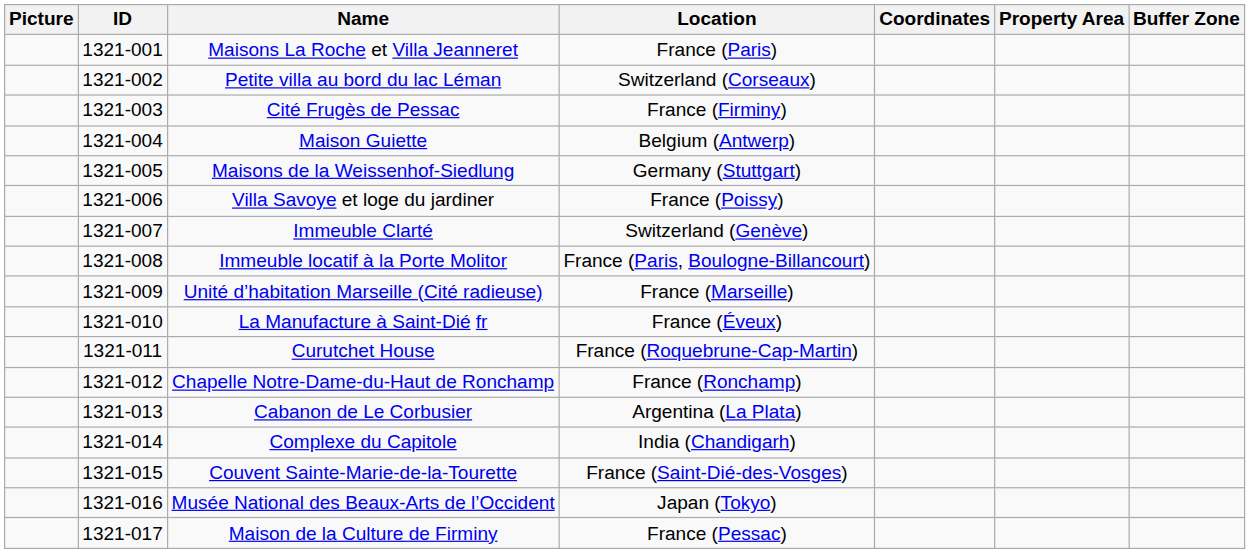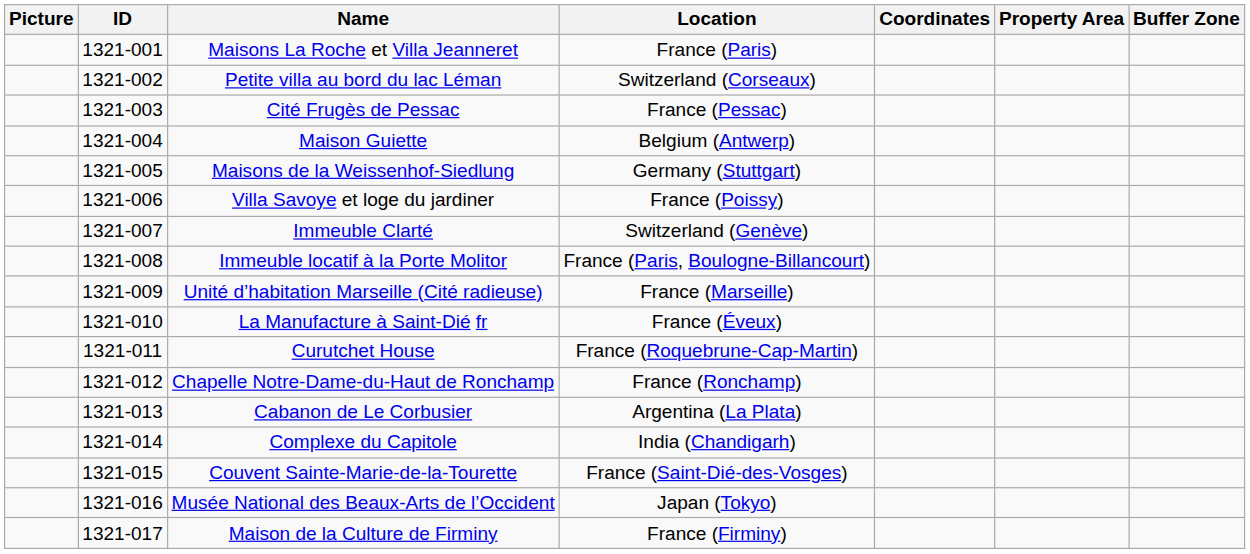(717, 110) France (Firminy) -> (717, 110) France (Pessac)
(717, 532) France (Pessac) -> (717, 532) France (Firminy)
